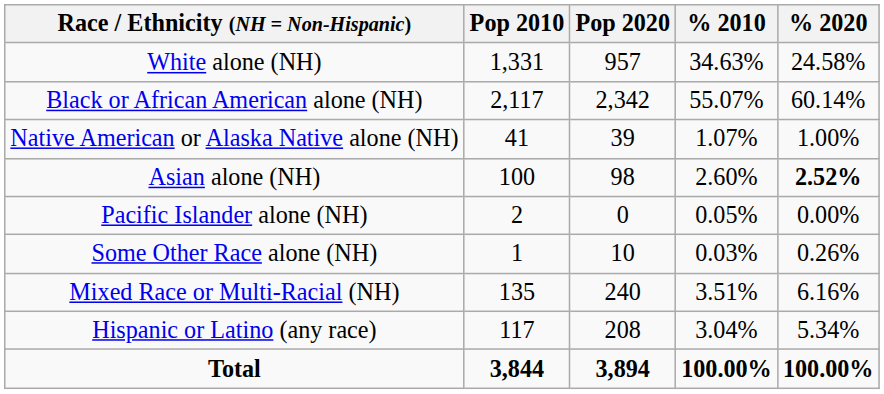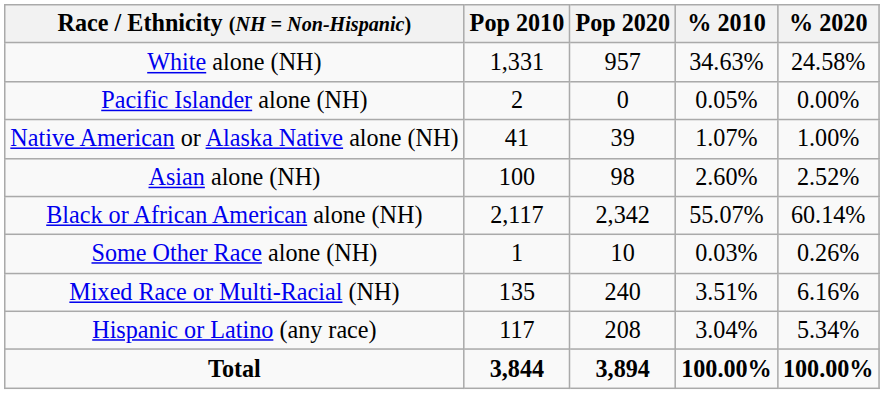rows swapped: (234, 100) <-> (234, 215)
(828, 176) bold -> (828, 176) normal
